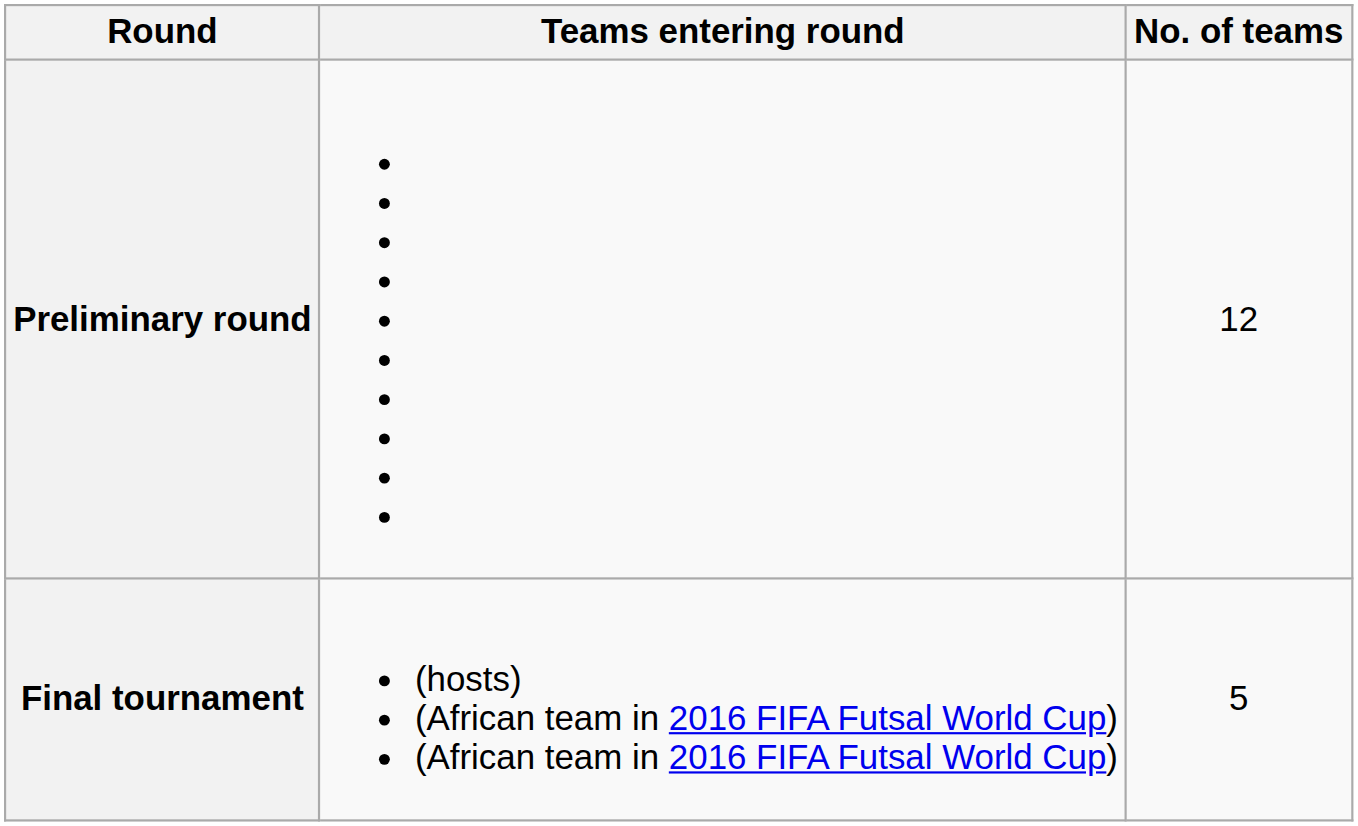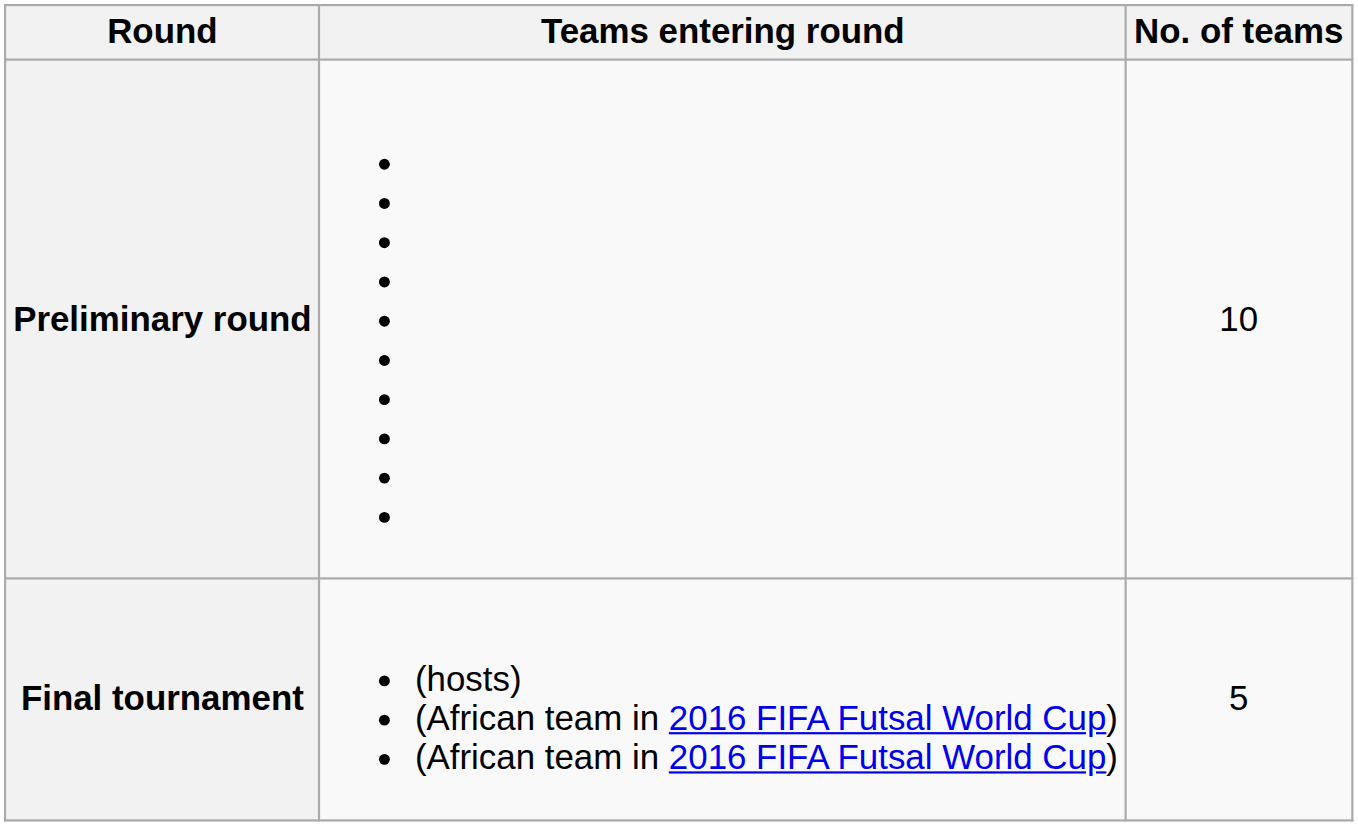(1239, 318) 12 -> (1239, 318) 10
